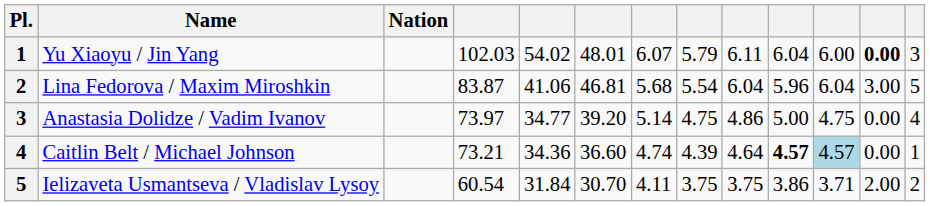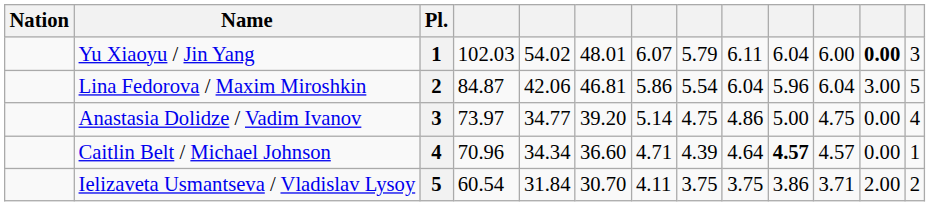columns swapped: (21, 20) <-> (418, 20)
(481, 86) 83.87 -> (481, 86) 84.87
(547, 86) 41.06 -> (547, 86) 42.06
(654, 86) 5.68 -> (654, 86) 5.86
(481, 151) 73.21 -> (481, 151) 70.96
(547, 151) 34.36 -> (547, 151) 34.34
(654, 151) 4.74 -> (654, 151) 4.71
(837, 151) lightblue background -> (837, 151) no background
